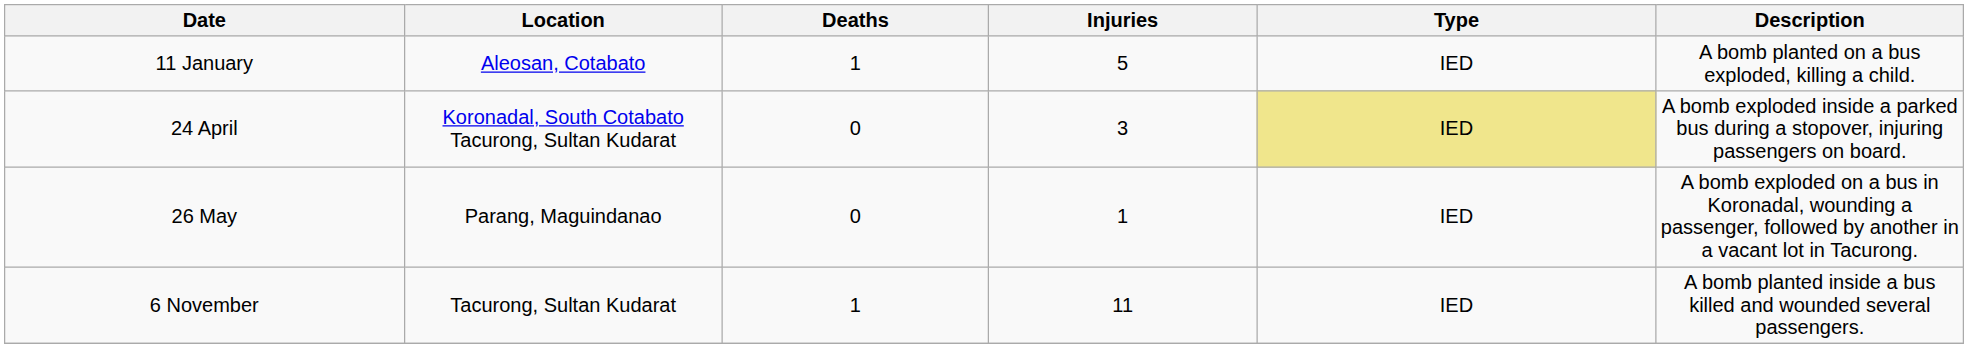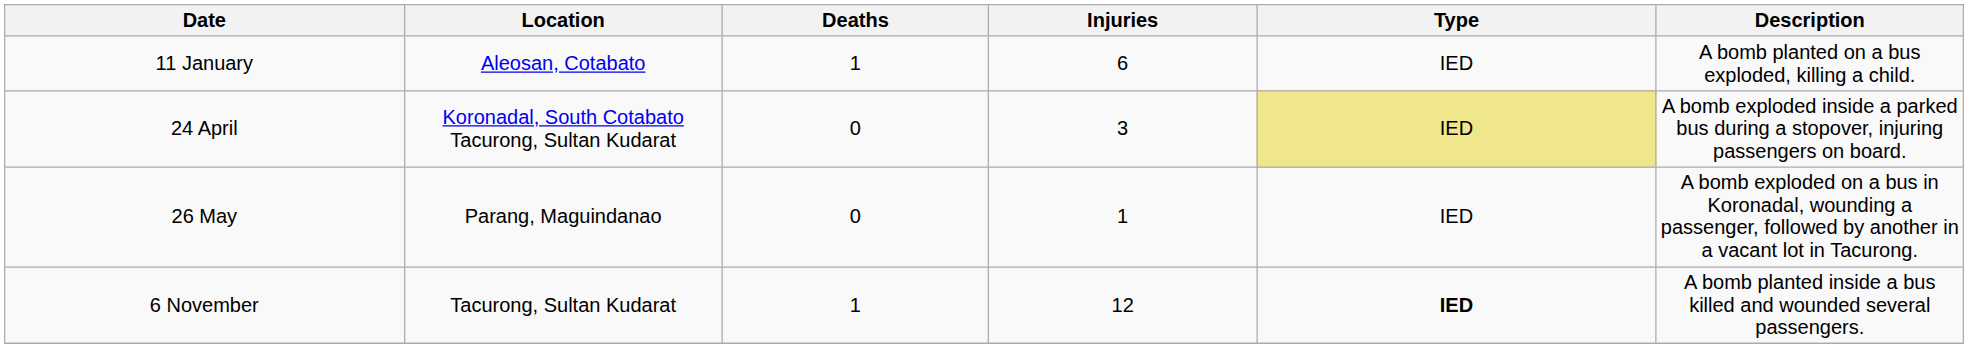(1123, 63) 5 -> (1123, 63) 6
(1123, 304) 11 -> (1123, 304) 12
(1456, 304) normal -> (1456, 304) bold
